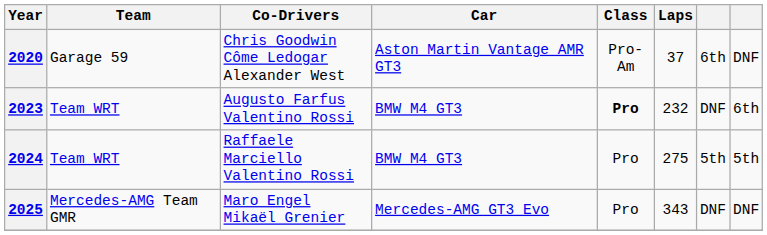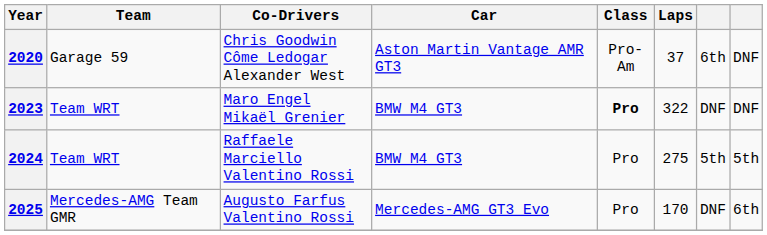(289, 109) Augusto Farfus Valentino Rossi -> (284, 109) Maro Engel Mikaël Grenier
(675, 109) 232 -> (675, 109) 322
(746, 109) 6th -> (746, 109) DNF
(284, 209) Maro Engel Mikaël Grenier -> (289, 209) Augusto Farfus Valentino Rossi
(675, 209) 343 -> (675, 209) 170
(746, 209) DNF -> (746, 209) 6th
